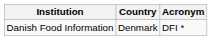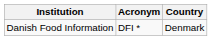columns swapped: (183, 12) <-> (138, 12)
